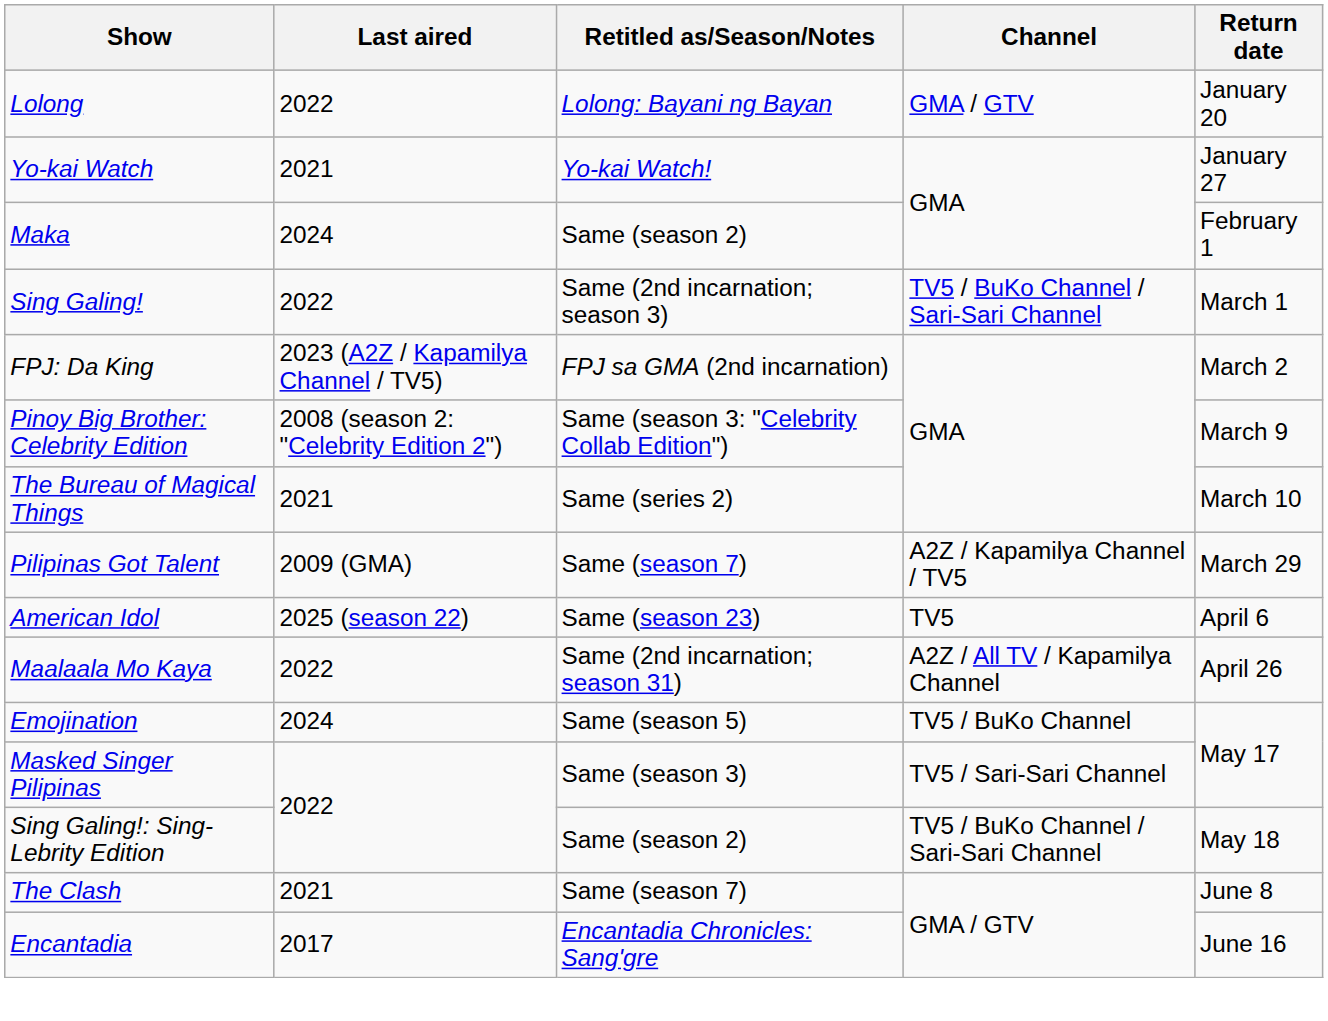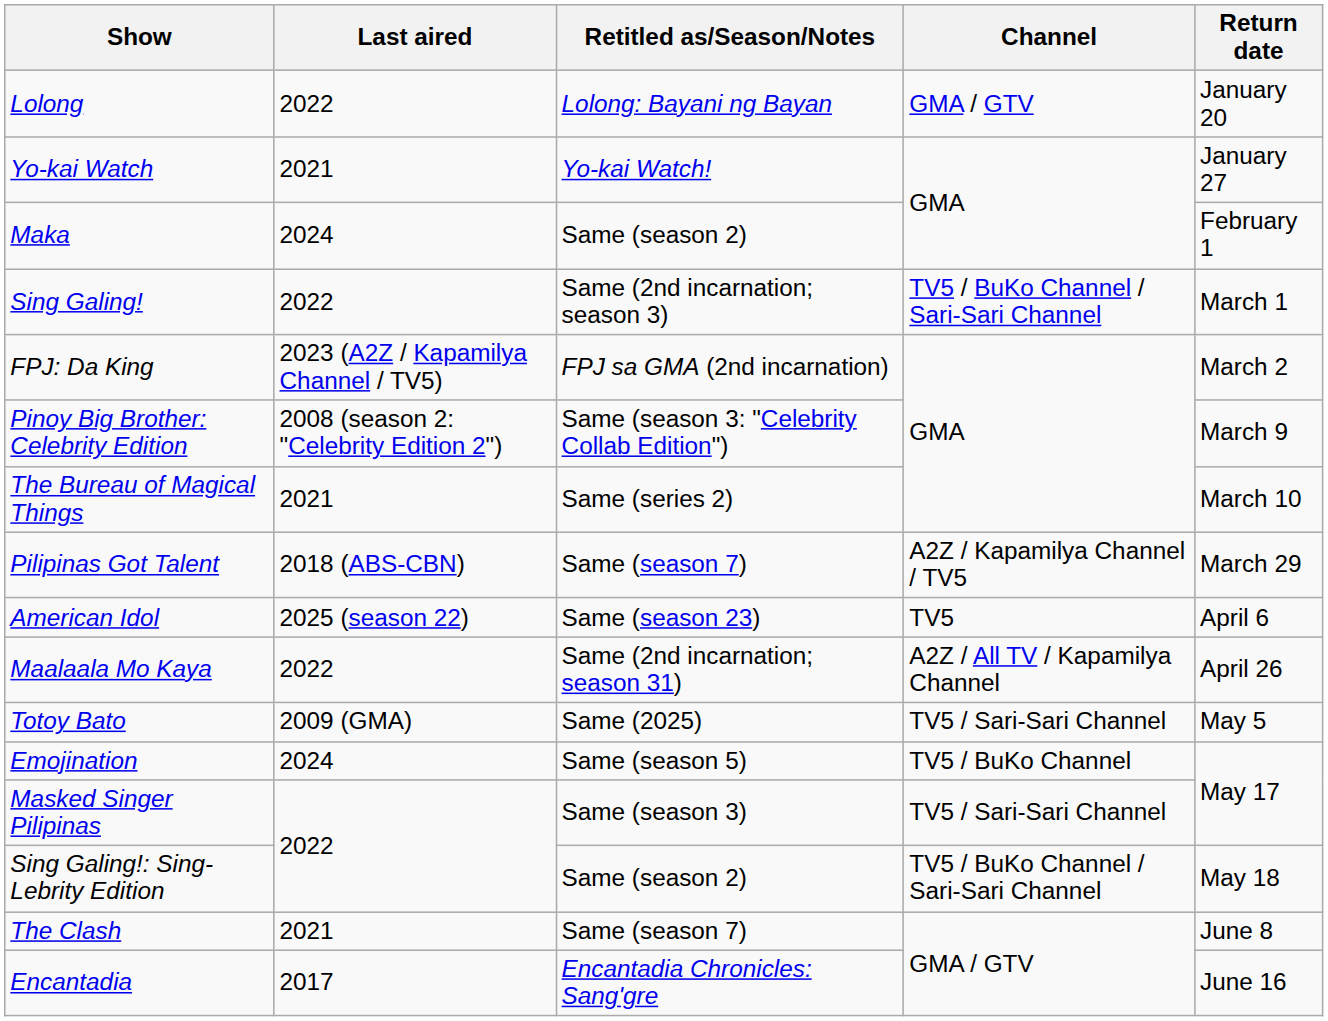(346, 564) 2009 (GMA) -> (372, 564) 2018 (ABS-CBN)
+ row: (68, 721)
